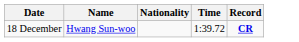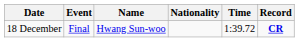+ column: (79, 12)
